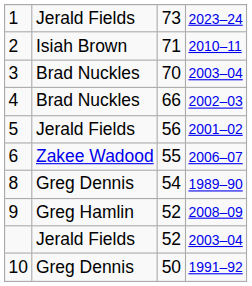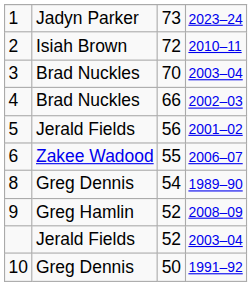(85, 18) Jerald Fields -> (87, 18) Jadyn Parker
(171, 45) 71 -> (171, 45) 72
